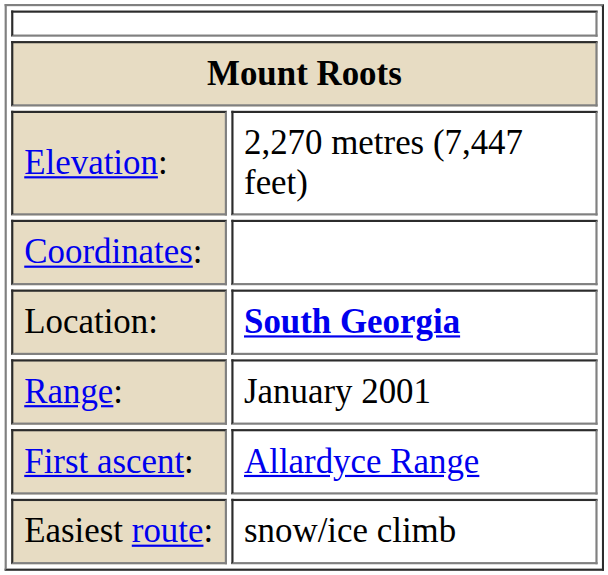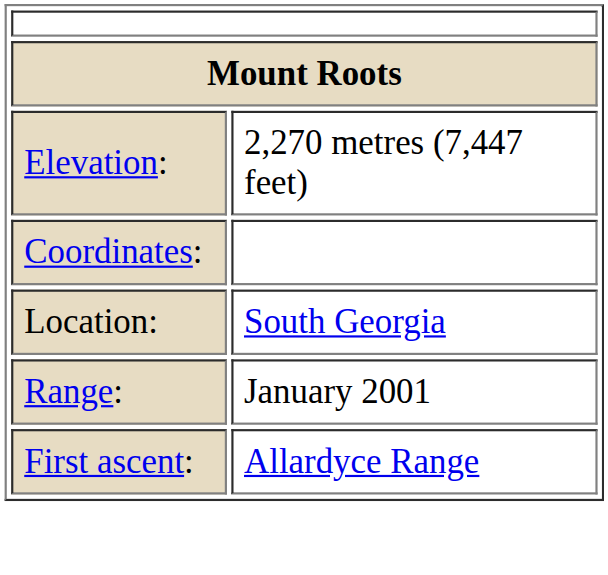(352, 321) bold -> (345, 321) normal
- row: (119, 530)
